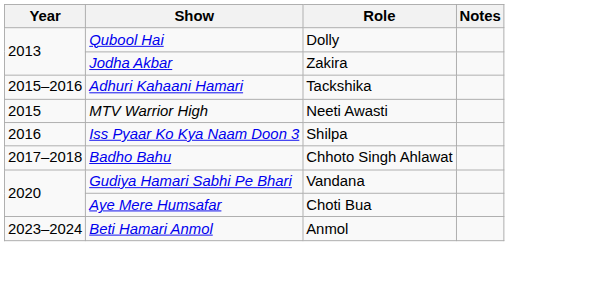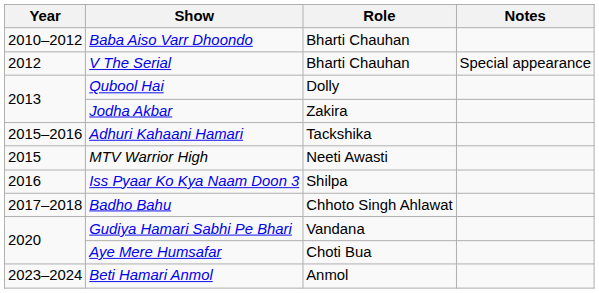+ row: (171, 39)
+ row: (130, 63)
